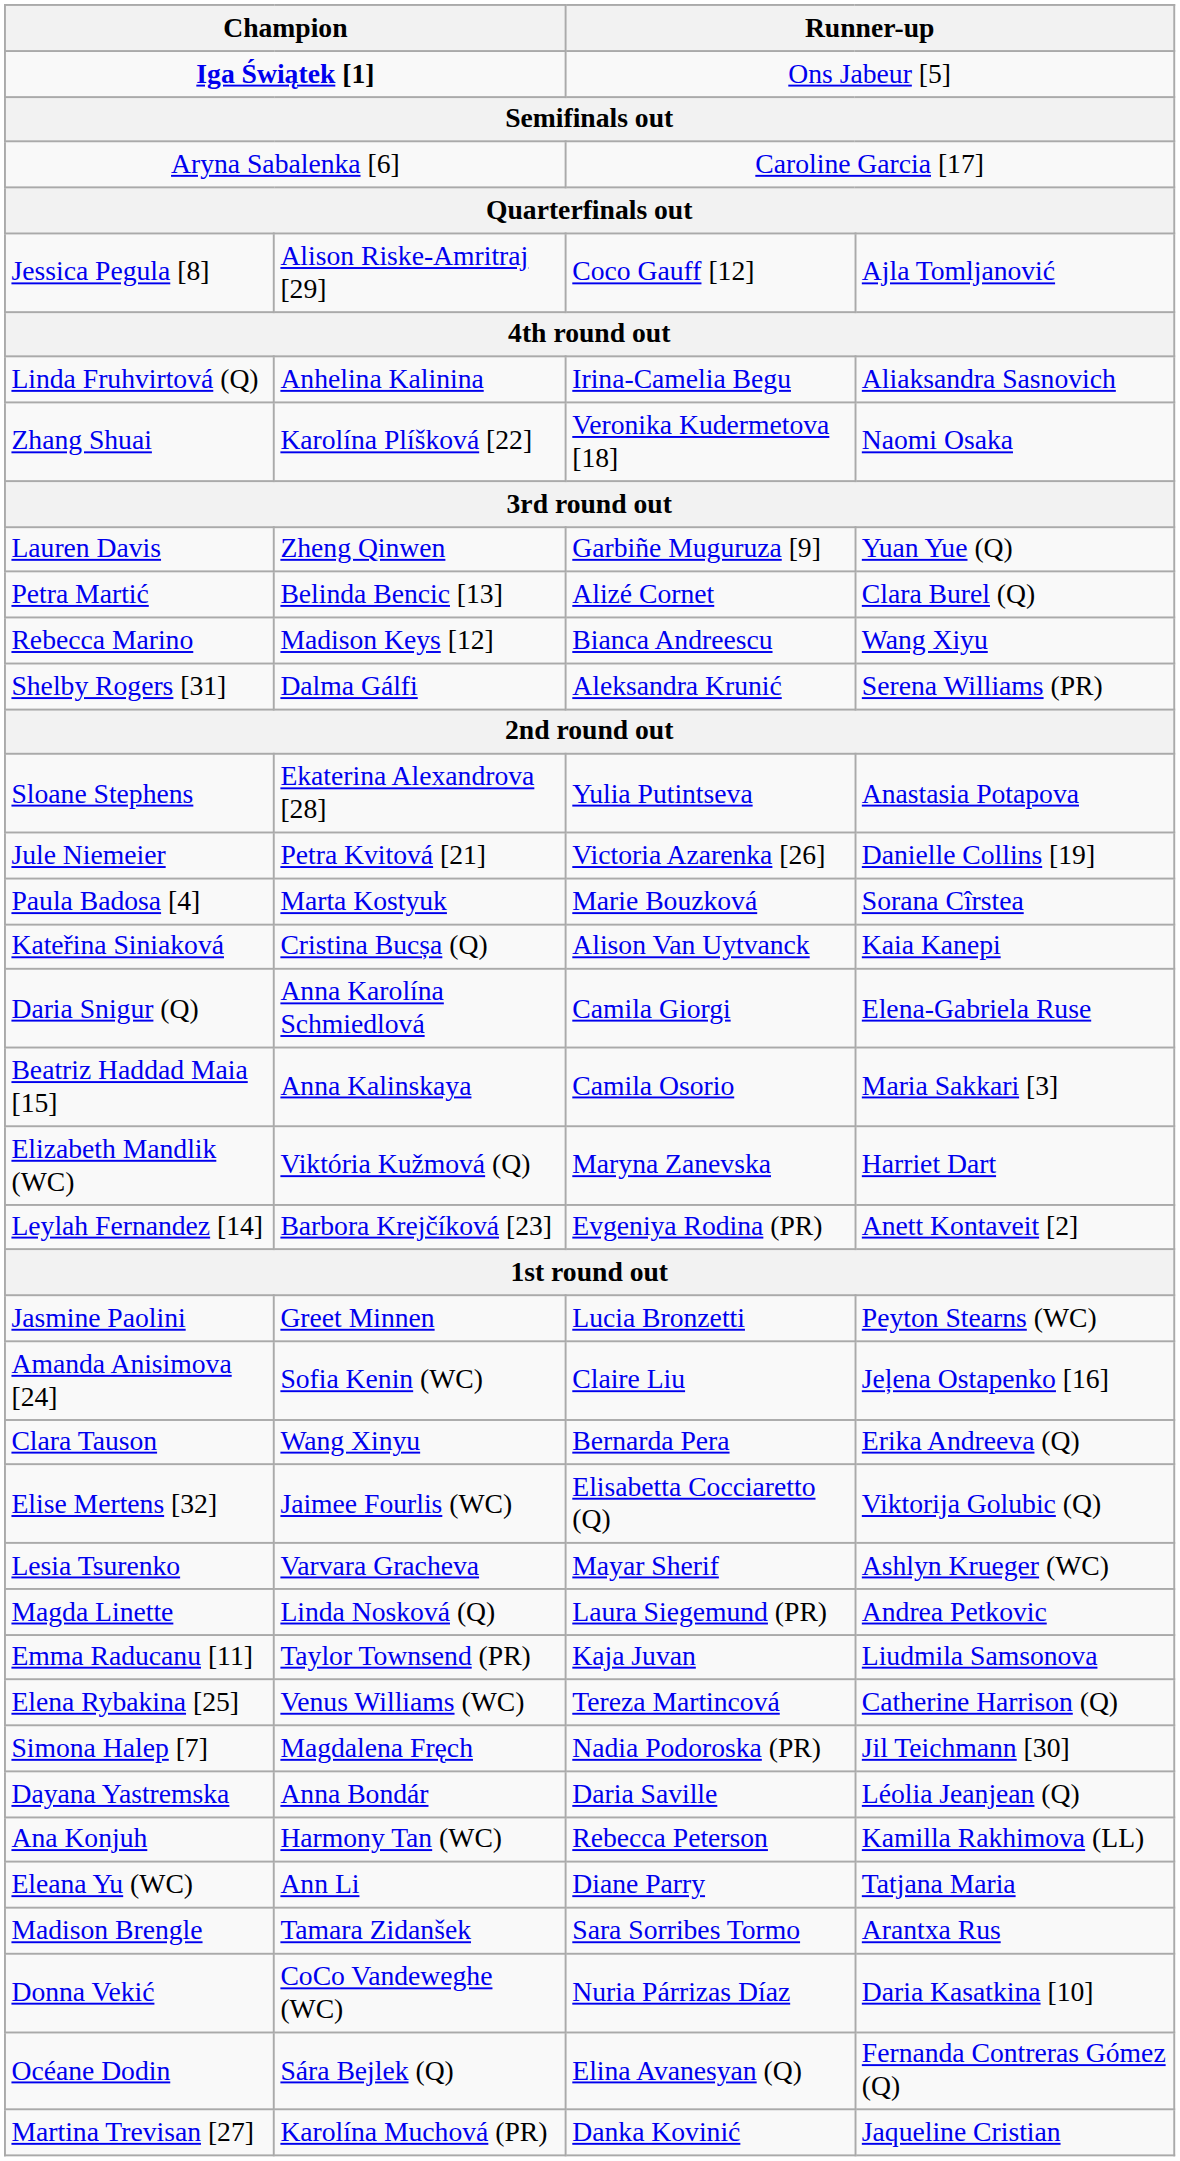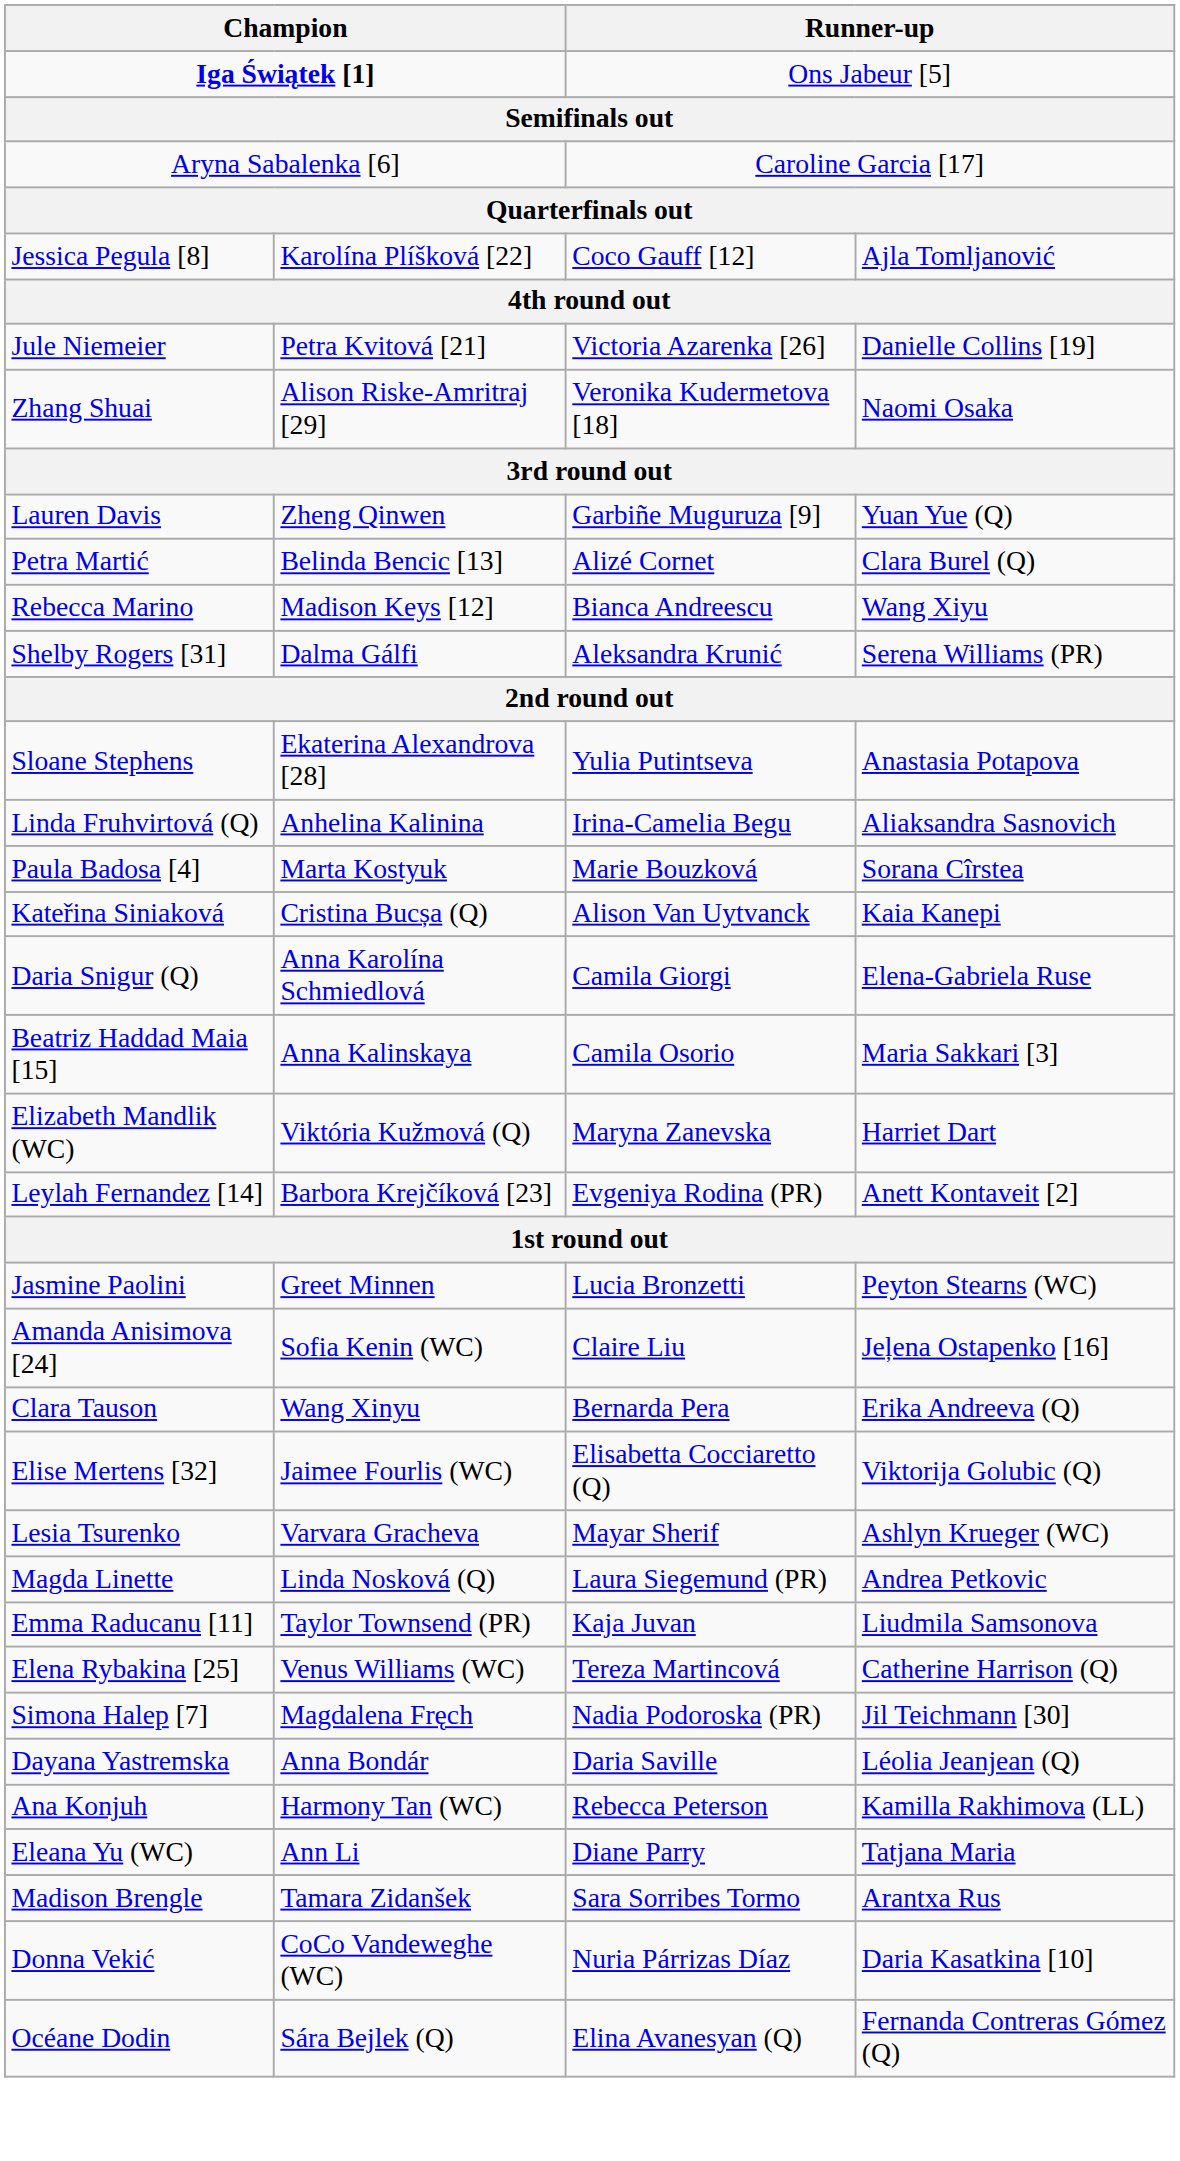(404, 272) Alison Riske-Amritraj [29] -> (406, 255) Karolína Plíšková [22]
rows swapped: (89, 855) <-> (135, 379)
(406, 441) Karolína Plíšková [22] -> (404, 408) Alison Riske-Amritraj [29]
- row: (133, 2132)
